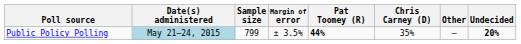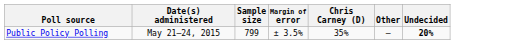- column: (341, 16)
(184, 33) lightblue background -> (184, 33) no background
